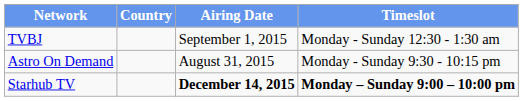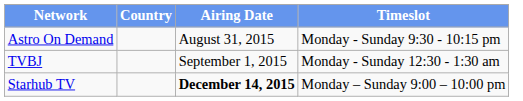rows swapped: (61, 61) <-> (25, 38)
(408, 84) bold -> (403, 84) normal
